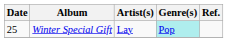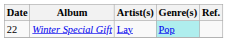(12, 29) 25 -> (12, 29) 22
